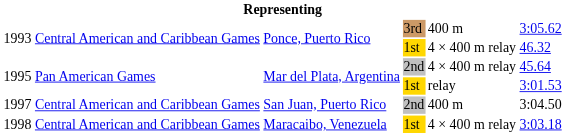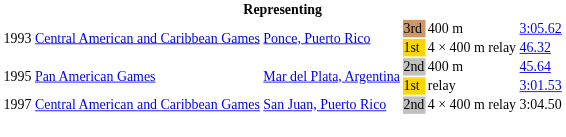(472, 66) 4 × 400 m relay -> (445, 66) 400 m
(445, 105) 400 m -> (472, 105) 4 × 400 m relay
- row: (18, 124)
